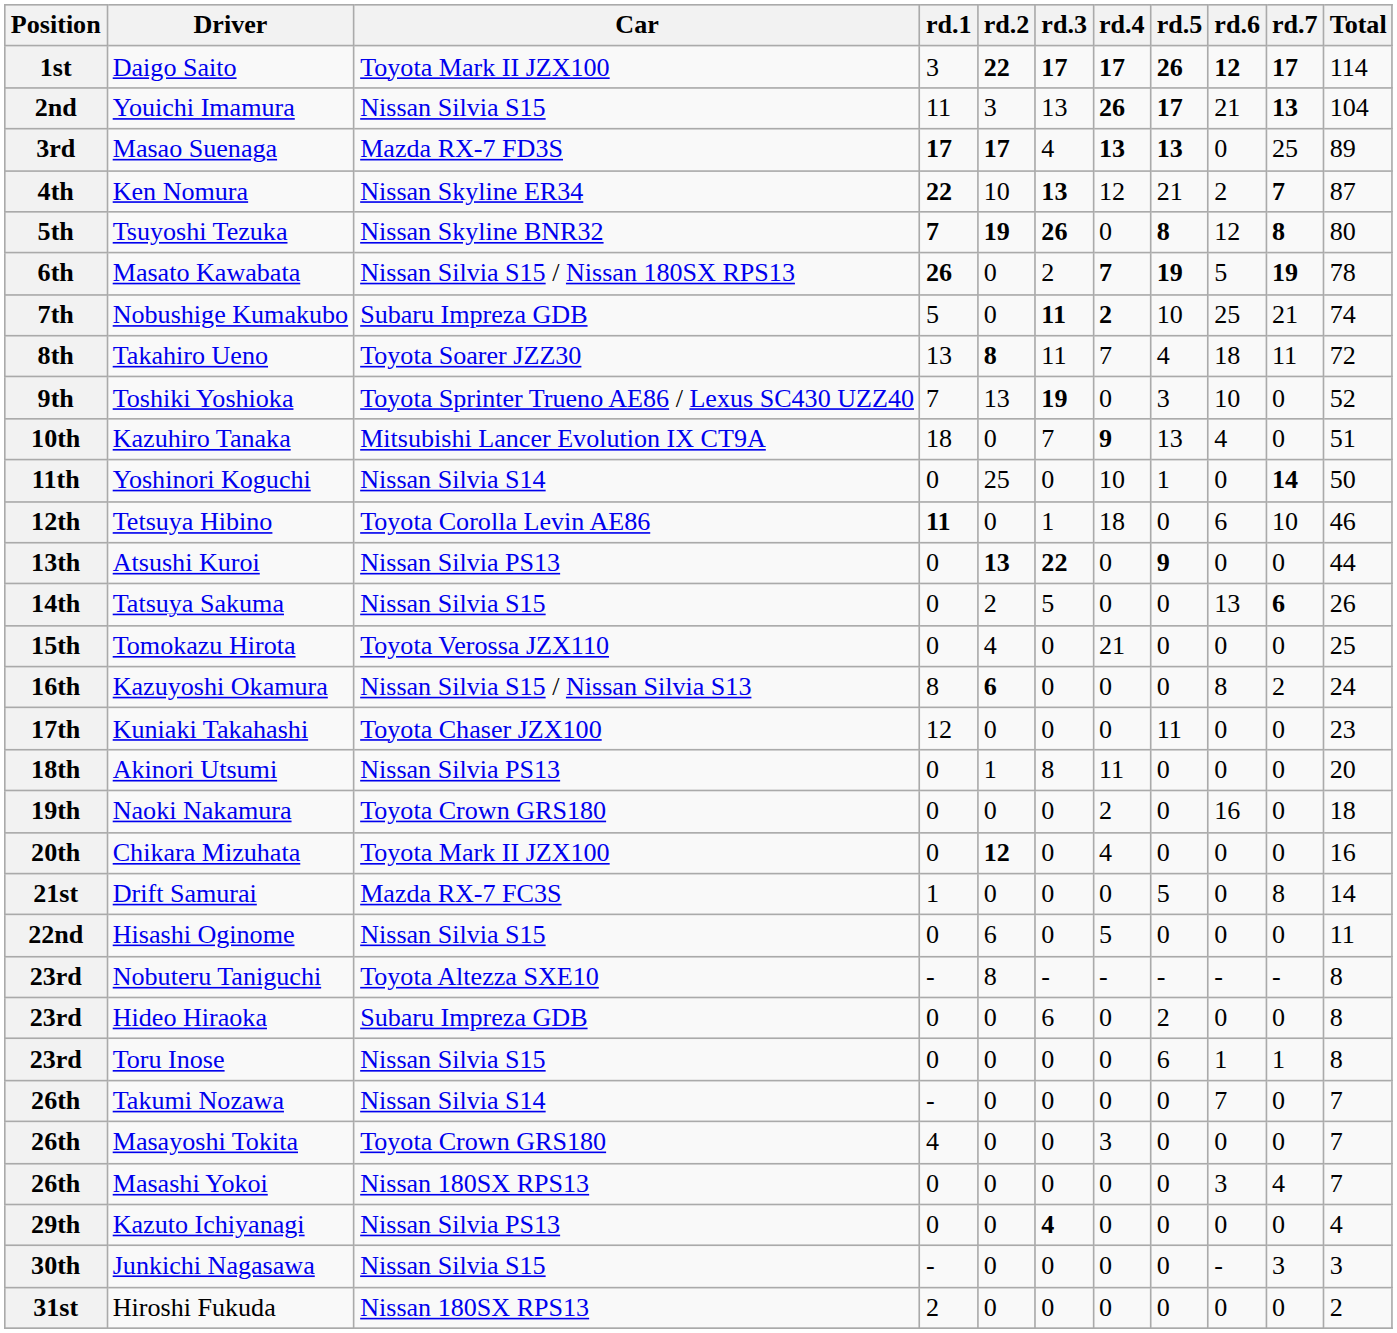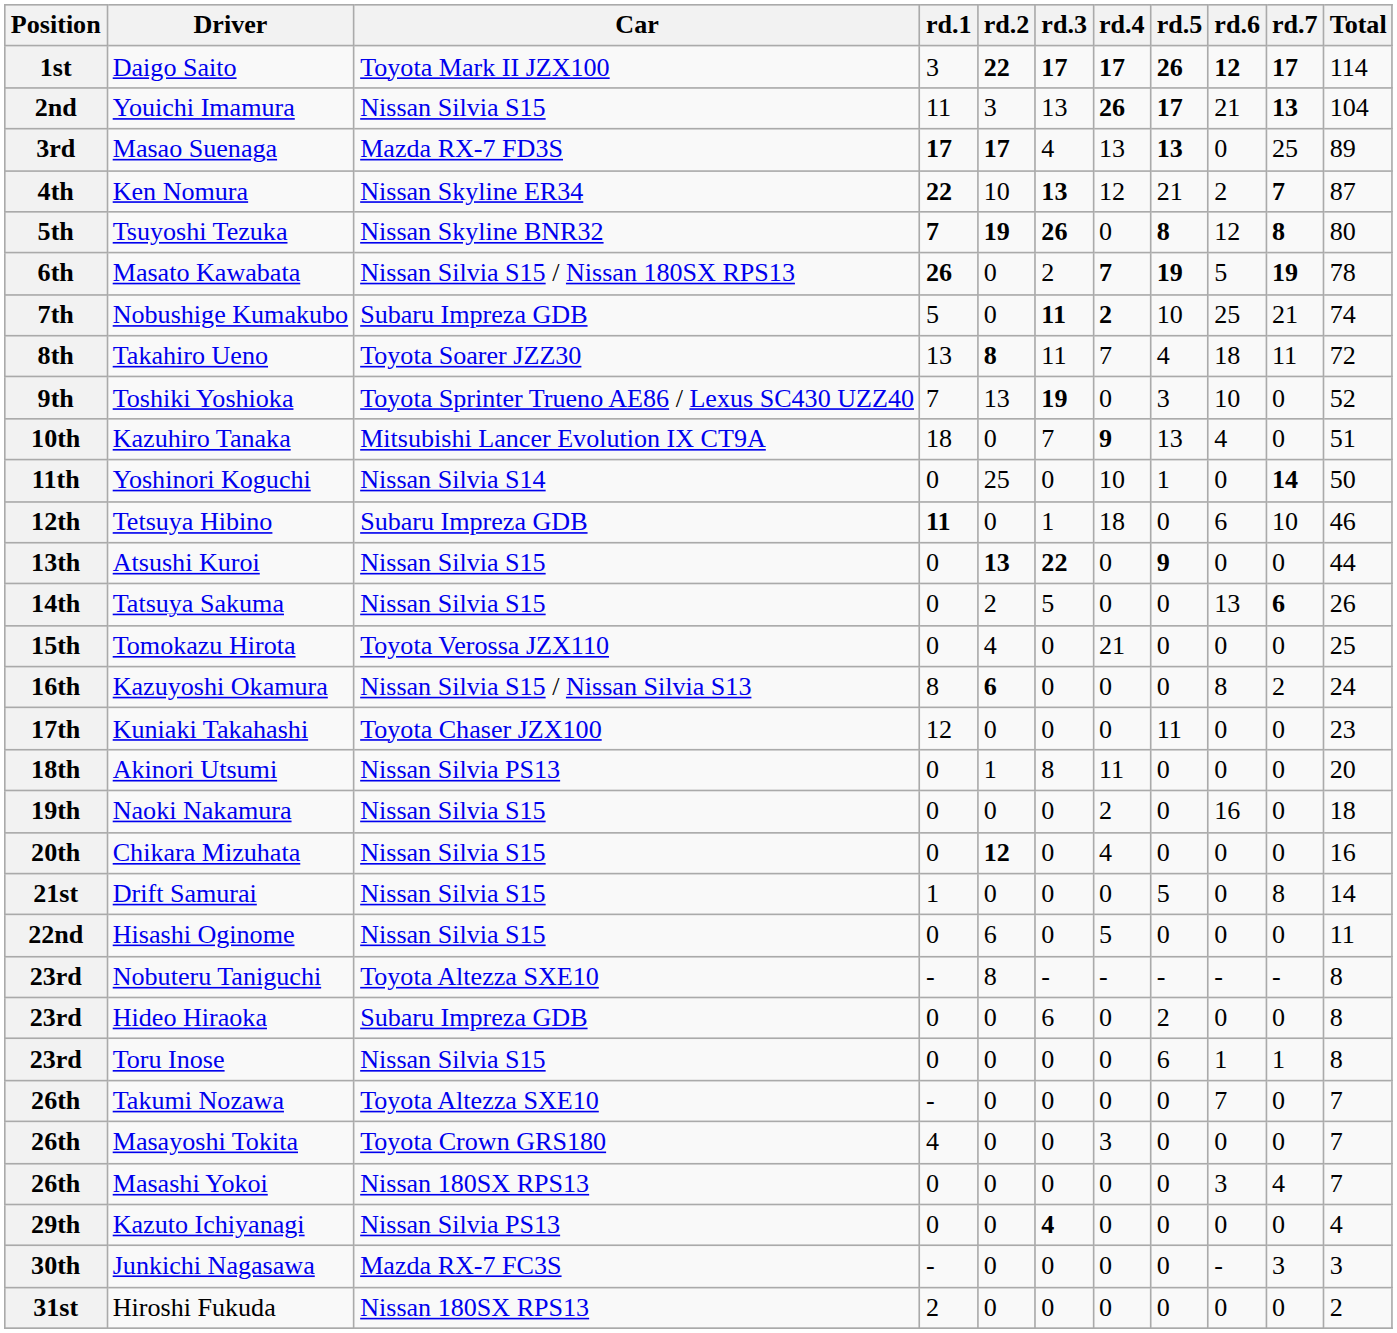(1112, 149) bold -> (1112, 149) normal
(505, 521) Toyota Corolla Levin AE86 -> (474, 521) Subaru Impreza GDB
(460, 562) Nissan Silvia PS13 -> (453, 562) Nissan Silvia S15
(483, 811) Toyota Crown GRS180 -> (453, 811) Nissan Silvia S15
(485, 852) Toyota Mark II JZX100 -> (453, 852) Nissan Silvia S15
(461, 893) Mazda RX-7 FC3S -> (453, 893) Nissan Silvia S15
(453, 1100) Nissan Silvia S14 -> (479, 1100) Toyota Altezza SXE10
(453, 1266) Nissan Silvia S15 -> (461, 1266) Mazda RX-7 FC3S
